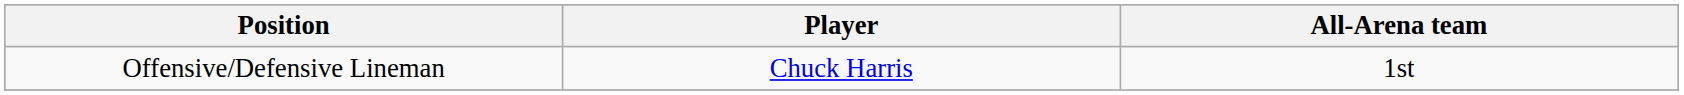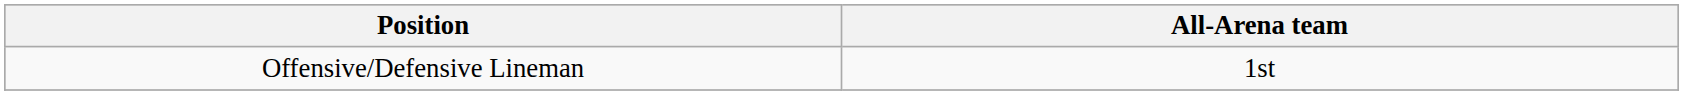- column: (841, 25)
